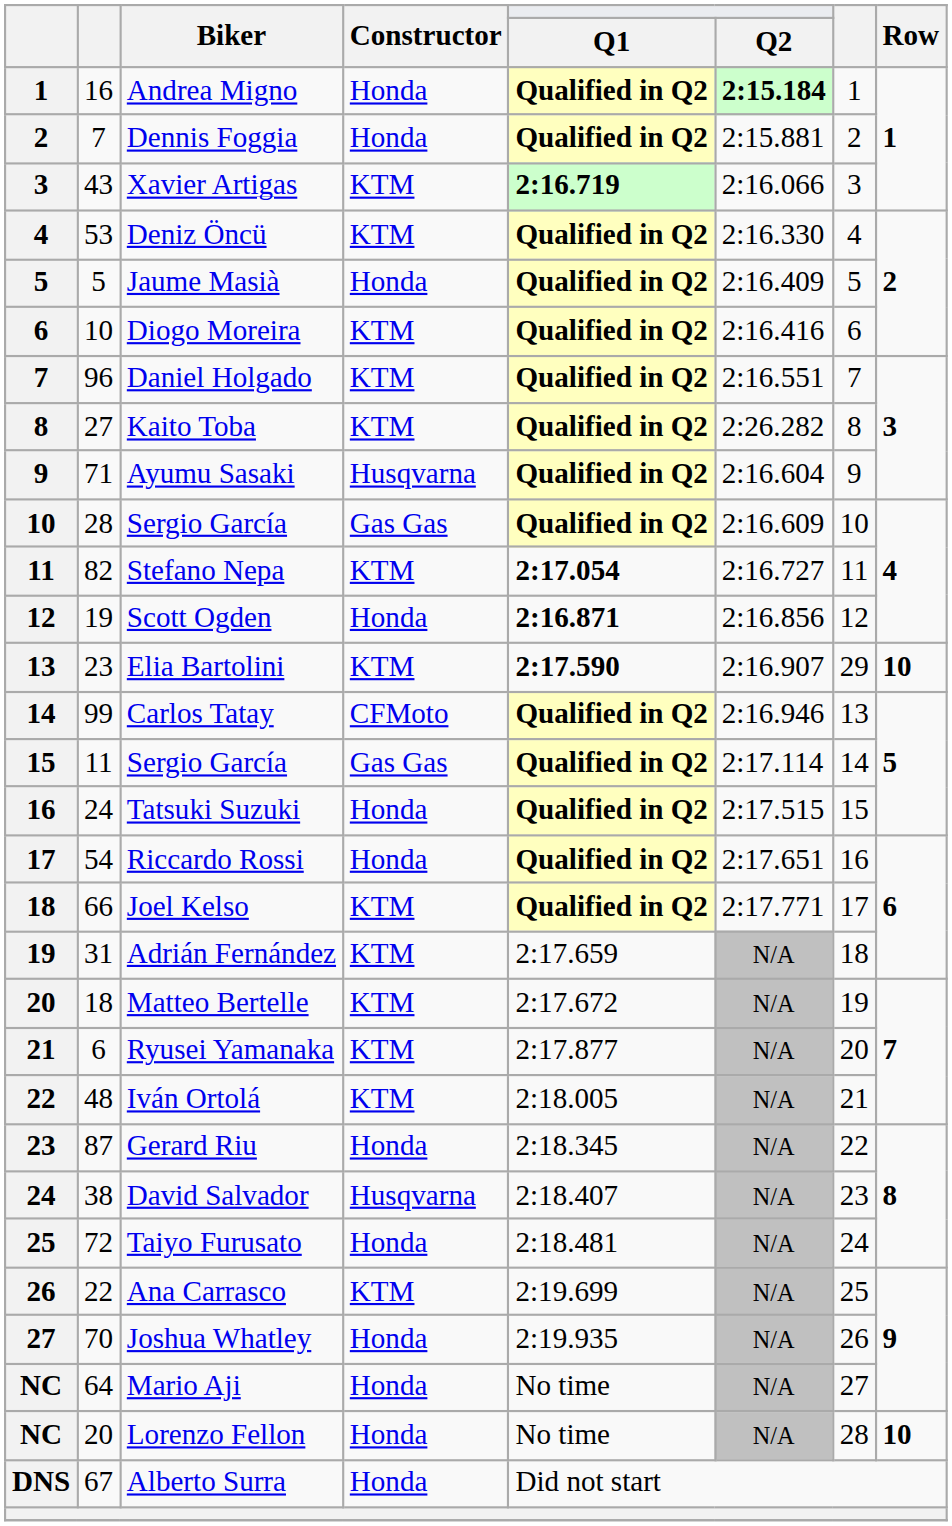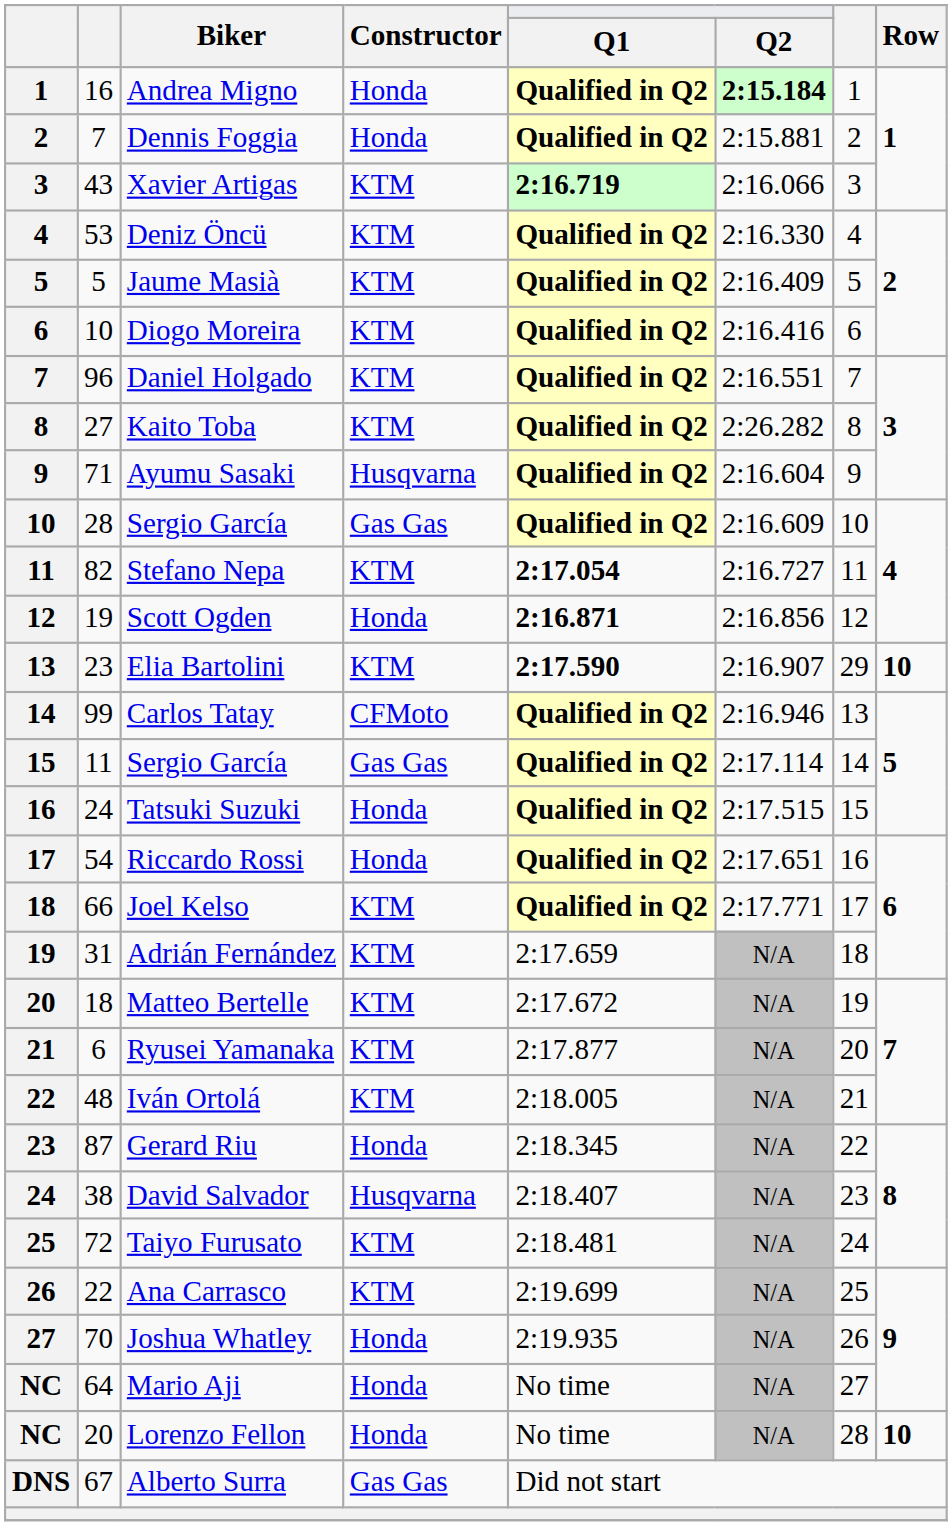(389, 281) Honda -> (382, 281) KTM
(389, 1242) Honda -> (382, 1242) KTM
(389, 1482) Honda -> (399, 1482) Gas Gas
